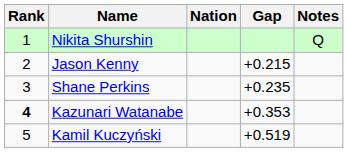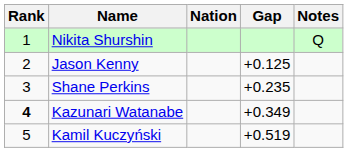(267, 64) +0.215 -> (267, 64) +0.125
(267, 111) +0.353 -> (267, 111) +0.349
